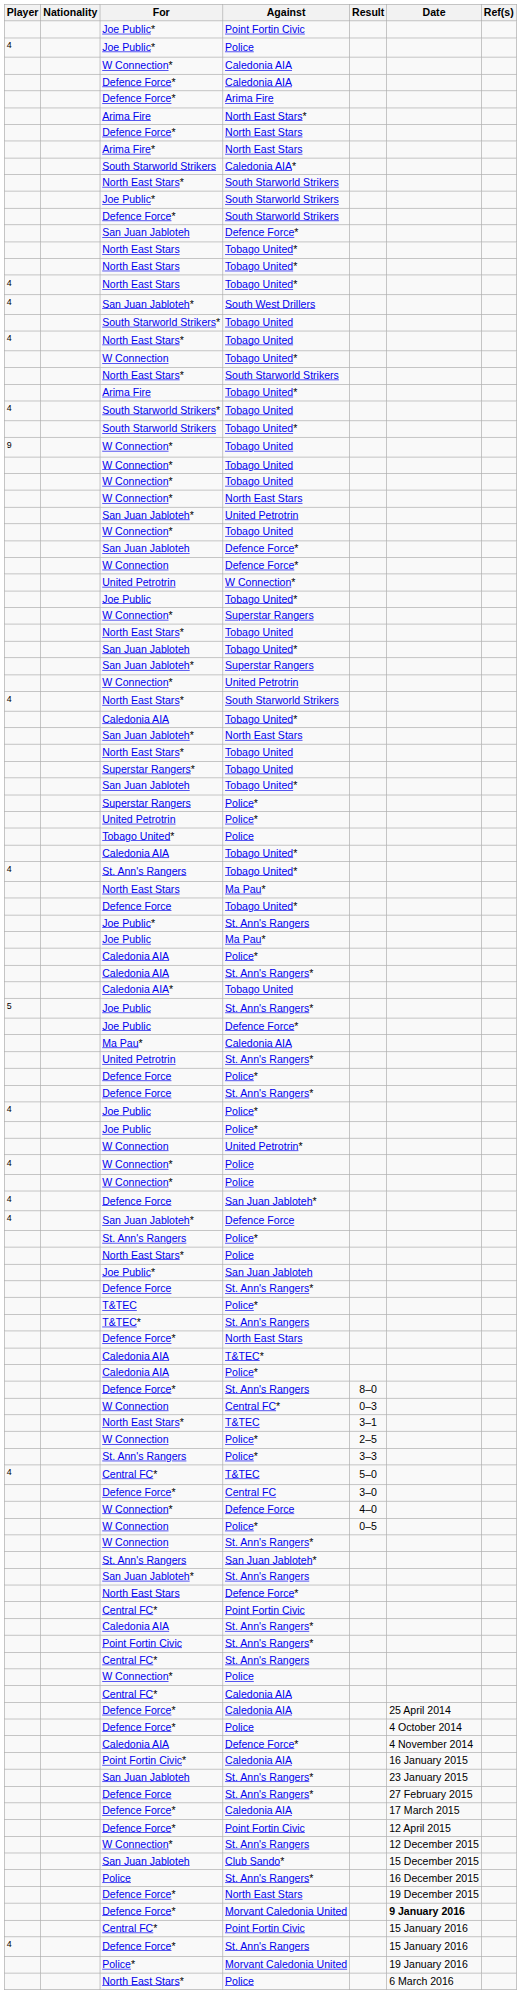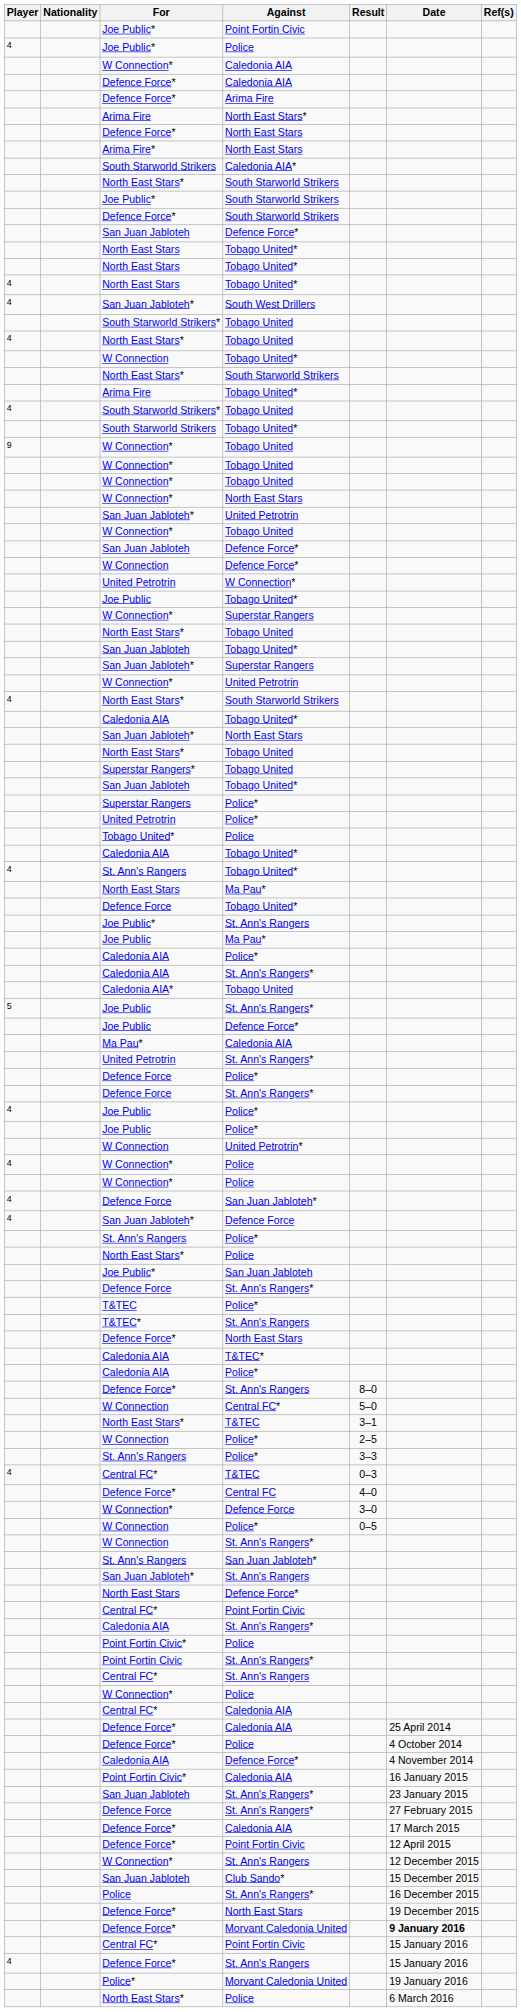(368, 1406) 0–3 -> (368, 1406) 5–0
(368, 1474) 5–0 -> (368, 1474) 0–3
(368, 1493) 3–0 -> (368, 1493) 4–0
(368, 1509) 4–0 -> (368, 1509) 3–0
+ row: (144, 1643)
